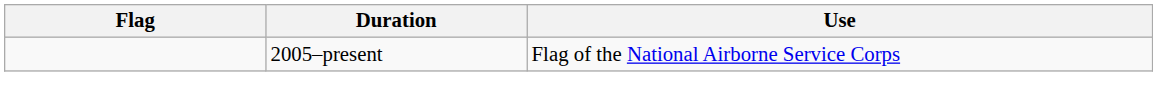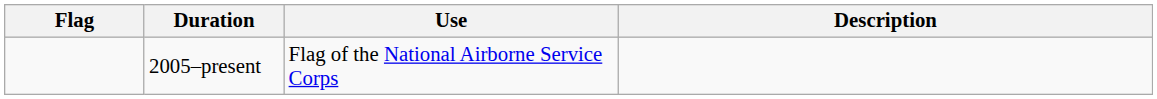+ column: (885, 20)
